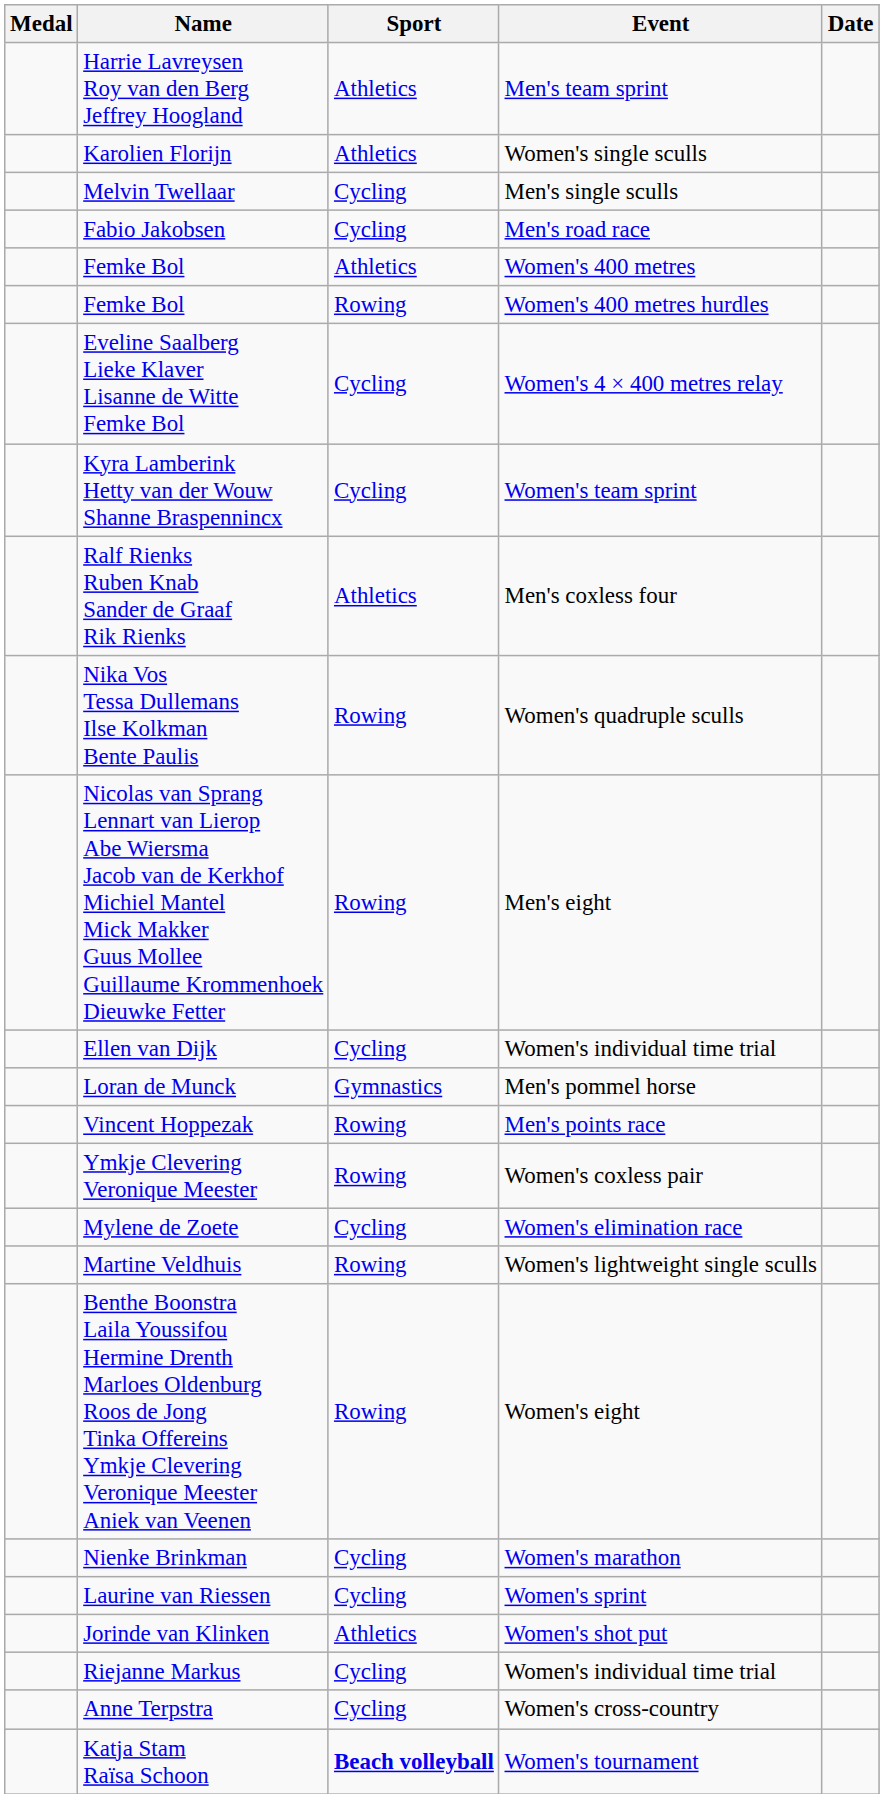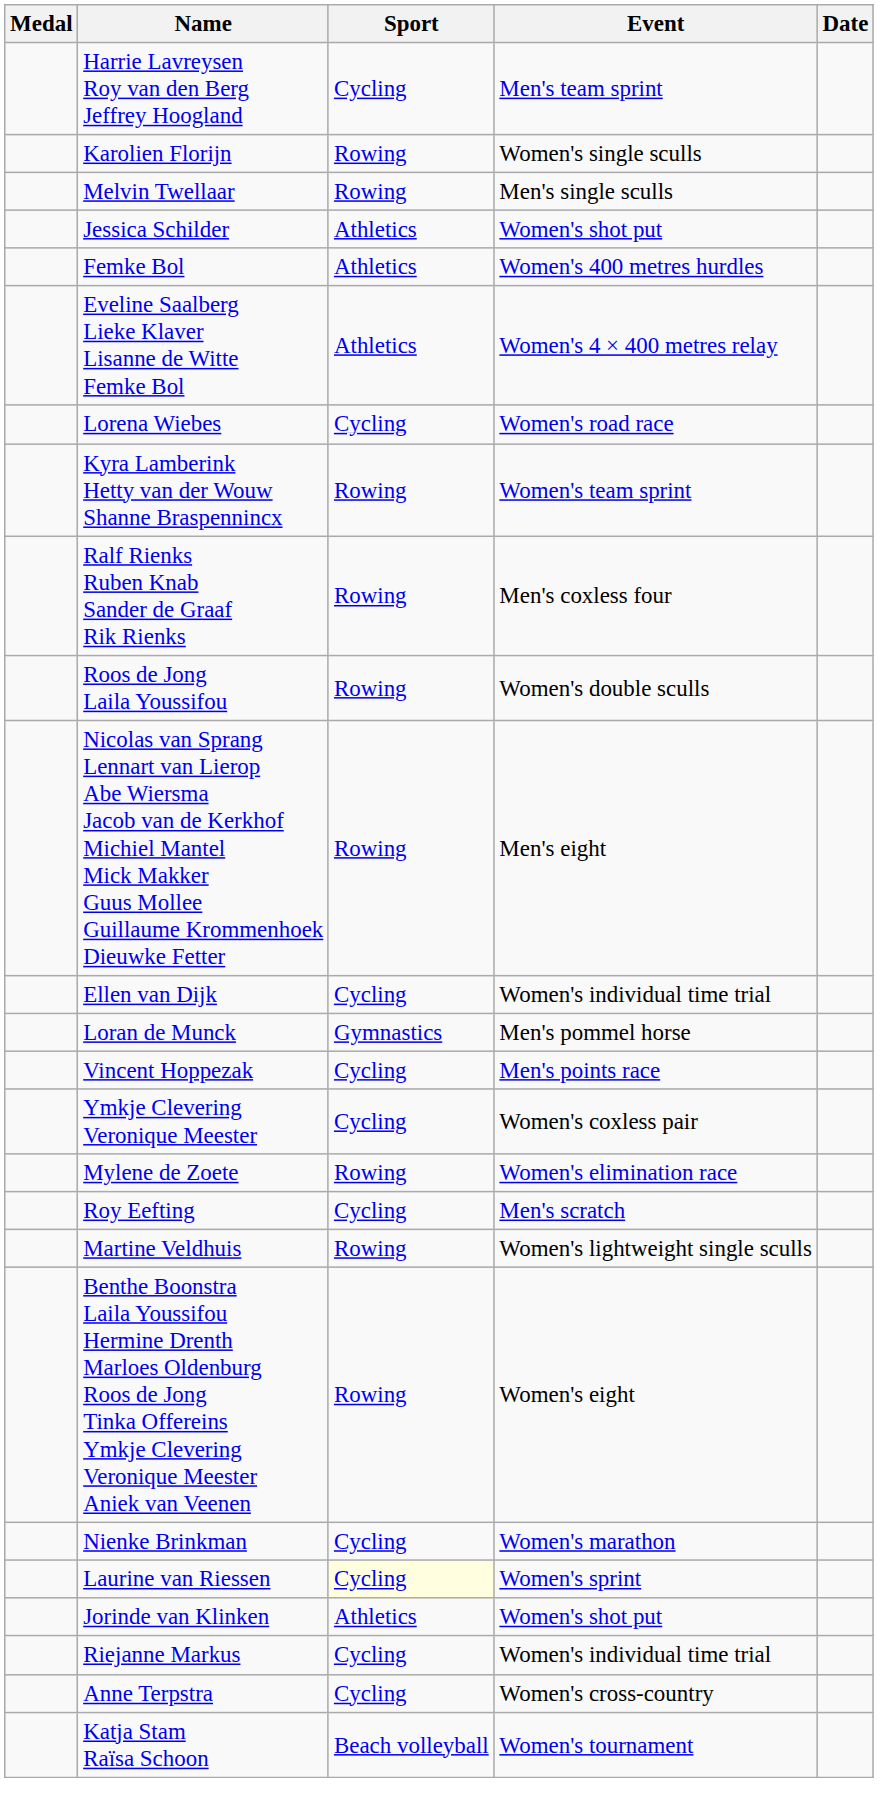(375, 88) Athletics -> (370, 88) Cycling
(375, 153) Athletics -> (370, 153) Rowing
(370, 191) Cycling -> (370, 191) Rowing
- row: (154, 229)
+ row: (156, 229)
- row: (134, 267)
(370, 305) Rowing -> (375, 267) Athletics
(370, 383) Cycling -> (375, 345) Athletics
+ row: (152, 424)
(370, 489) Cycling -> (370, 489) Rowing
(375, 595) Athletics -> (370, 595) Rowing
- row: (161, 714)
+ row: (155, 687)
(370, 1124) Rowing -> (370, 1069) Cycling
(370, 1175) Rowing -> (370, 1121) Cycling
(370, 1227) Cycling -> (370, 1172) Rowing
+ row: (139, 1210)
(370, 1595) no background -> (370, 1579) lightyellow background
(414, 1760) bold -> (411, 1744) normal
